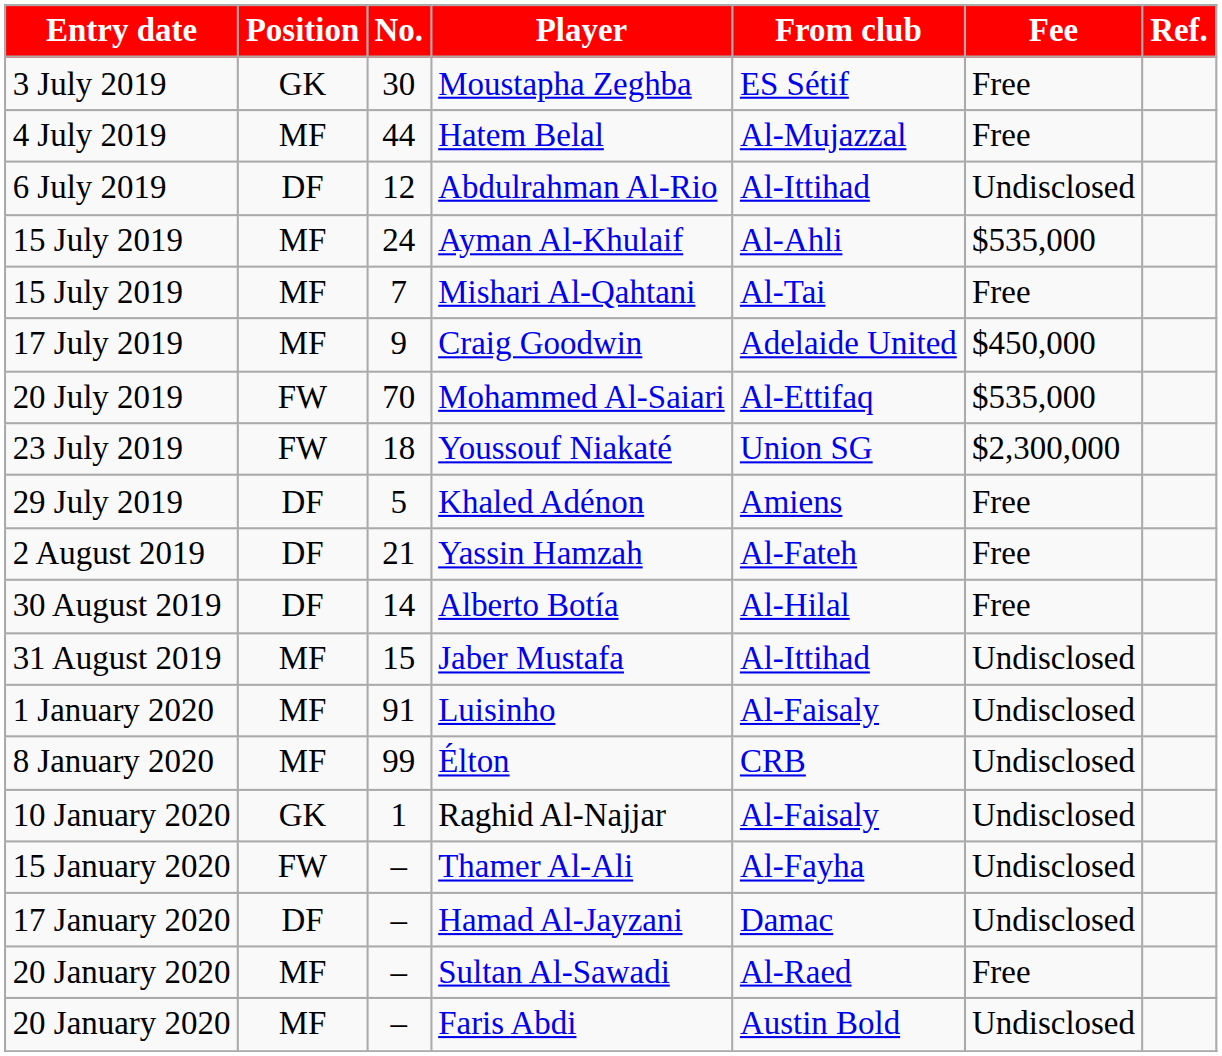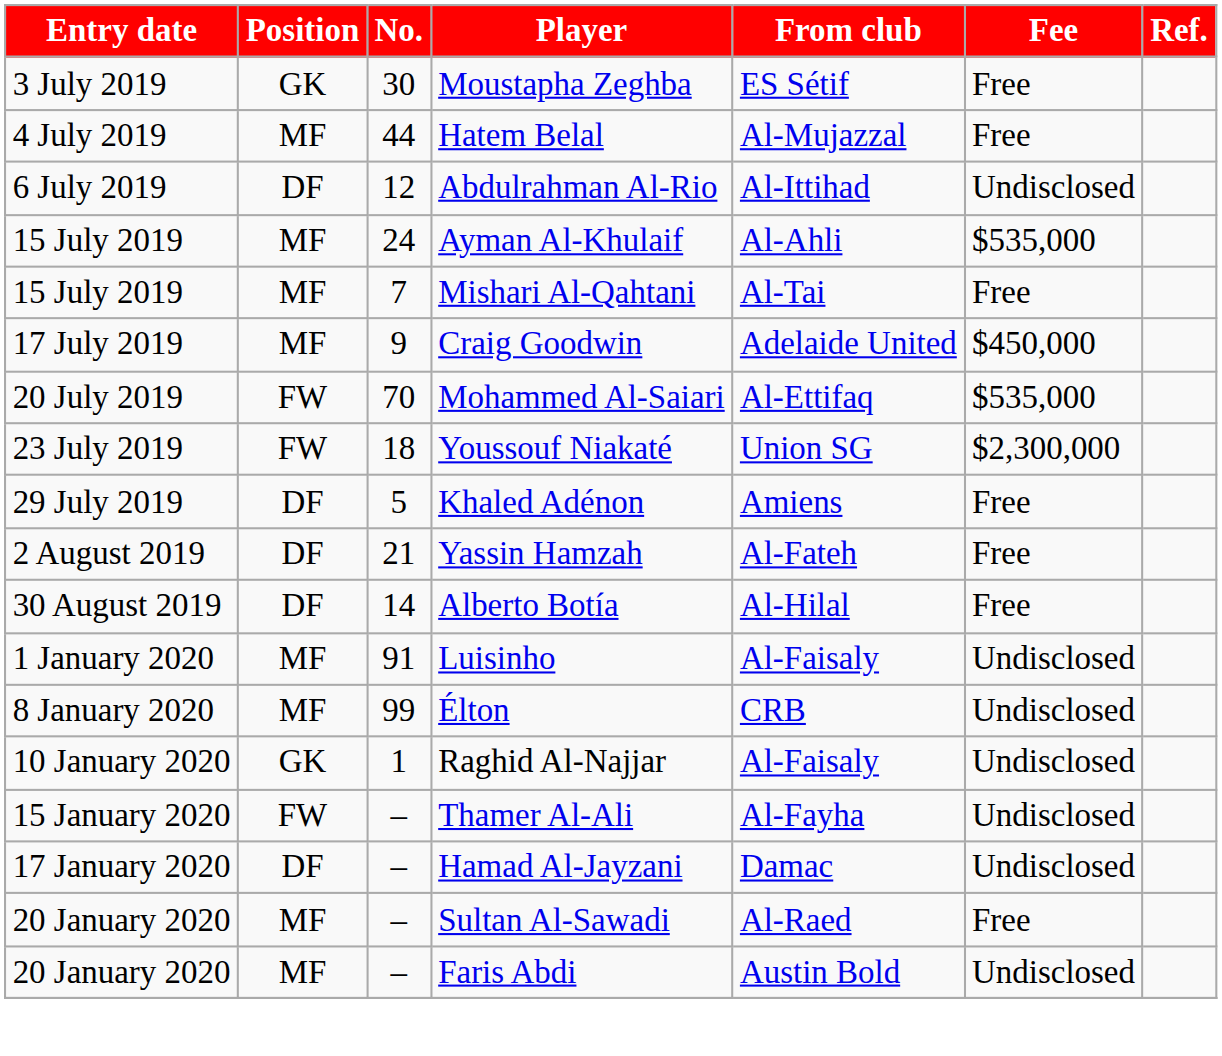- row: (531, 657)
